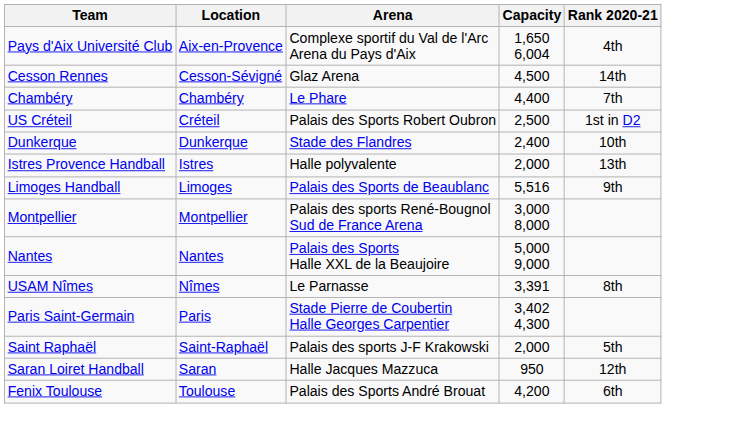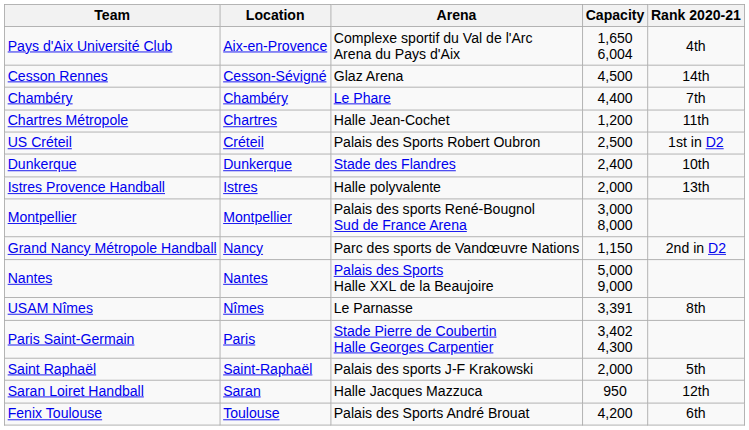+ row: (68, 120)
- row: (64, 187)
+ row: (112, 248)
